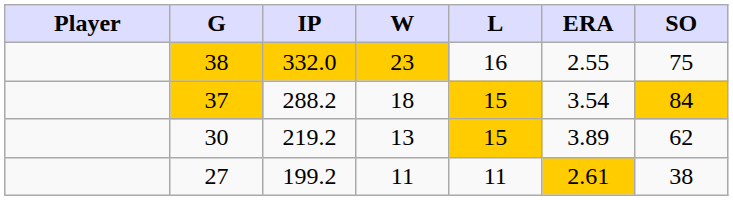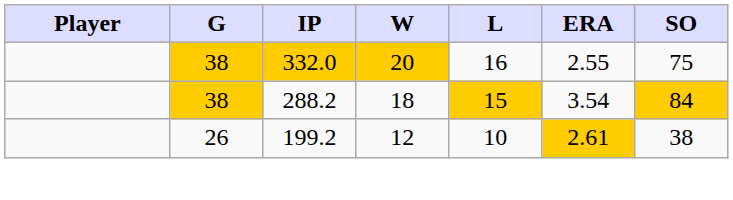(402, 61) 23 -> (402, 61) 20
(216, 99) 37 -> (216, 99) 38
- row: (309, 137)
(216, 175) 27 -> (216, 137) 26
(402, 175) 11 -> (402, 137) 12
(495, 175) 11 -> (495, 137) 10
